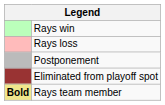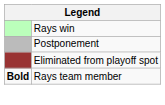- row: (56, 45)
(18, 92) khaki background -> (18, 76) no background
